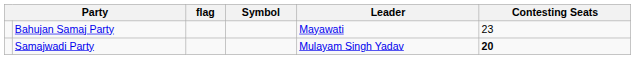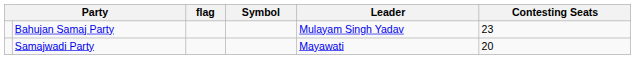(321, 29) Mayawati -> (352, 29) Mulayam Singh Yadav
(352, 46) Mulayam Singh Yadav -> (321, 46) Mayawati
(487, 46) bold -> (487, 46) normal
